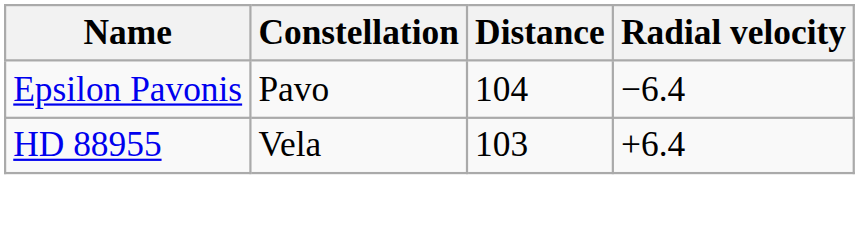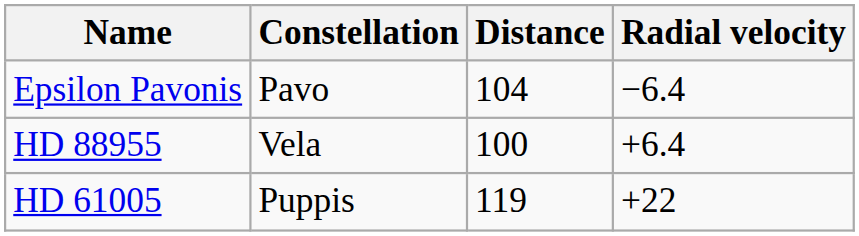(502, 144) 103 -> (502, 144) 100
+ row: (87, 200)
